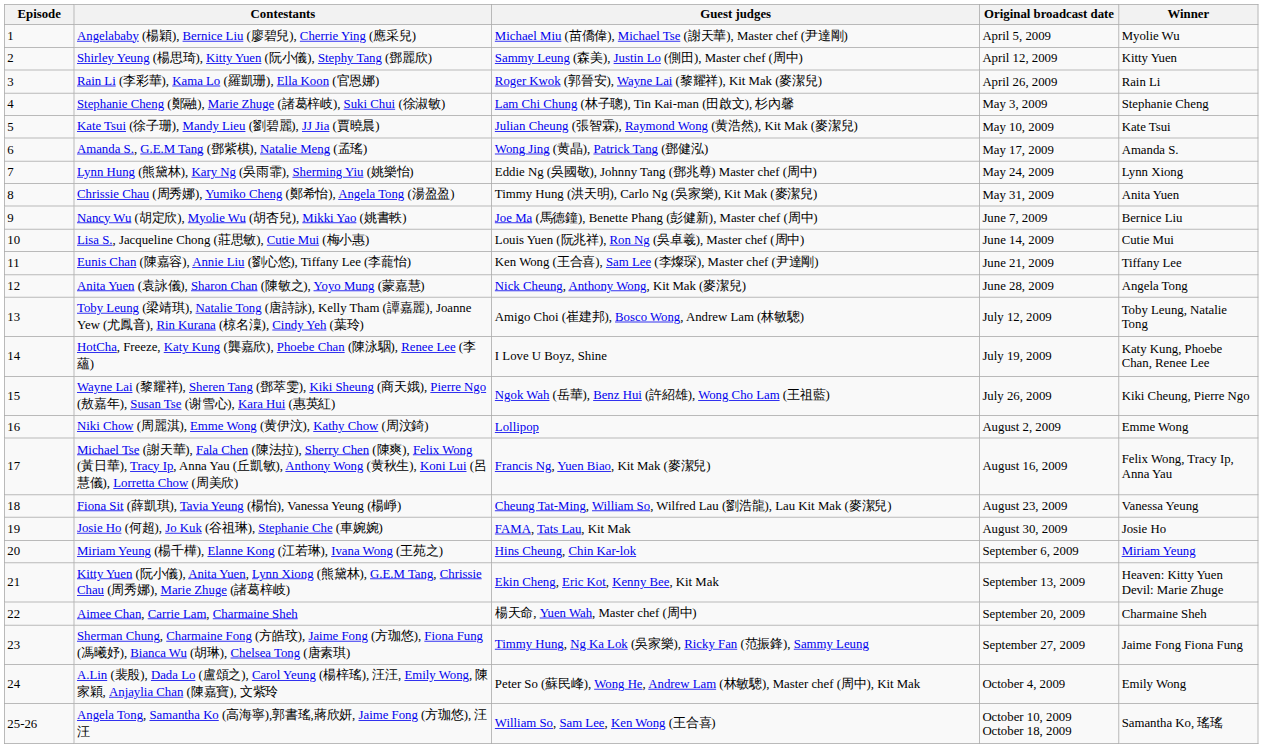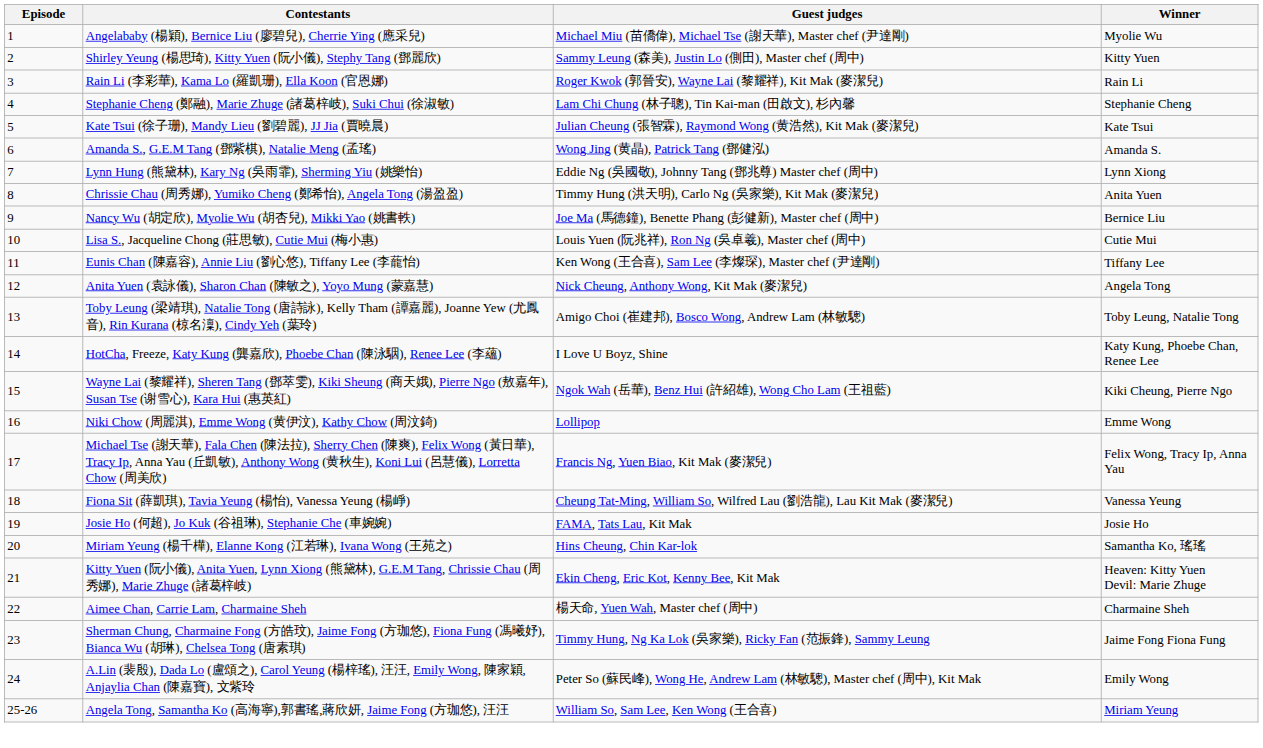- column: (1049, 14)
(1159, 551) Miriam Yeung -> (1155, 546) Samantha Ko, 瑤瑤
(1172, 723) Samantha Ko, 瑤瑤 -> (1141, 710) Miriam Yeung
